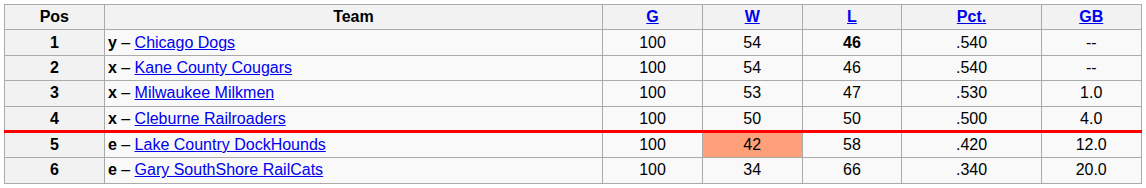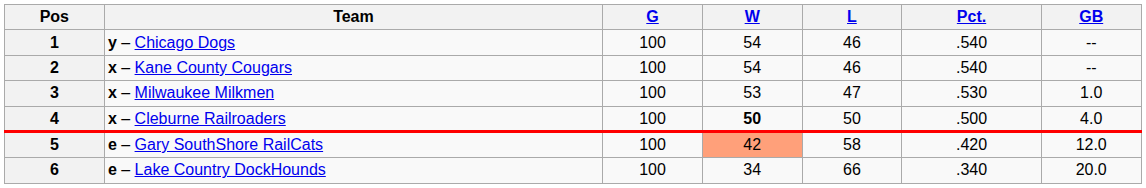(852, 42) bold -> (852, 42) normal
(752, 118) normal -> (752, 118) bold
(217, 145) e – Lake Country DockHounds -> (215, 145) e – Gary SouthShore RailCats
(215, 170) e – Gary SouthShore RailCats -> (217, 170) e – Lake Country DockHounds
